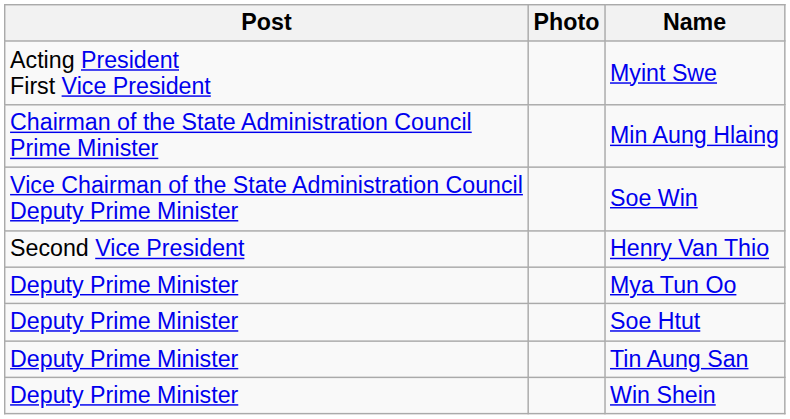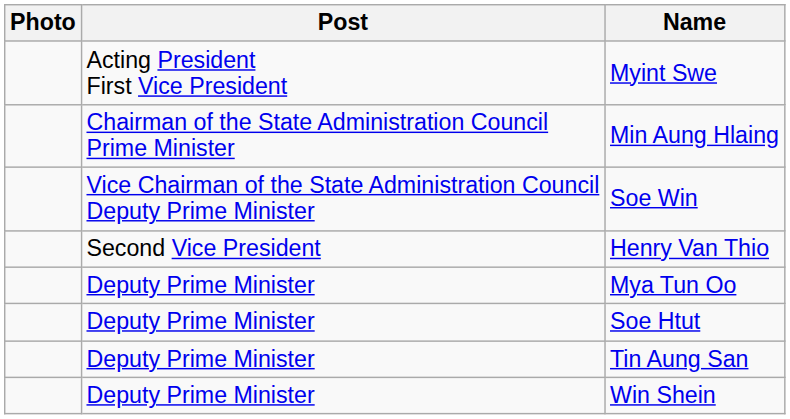columns swapped: (566, 22) <-> (266, 22)
